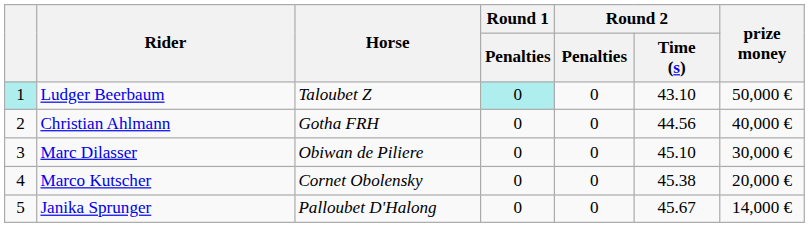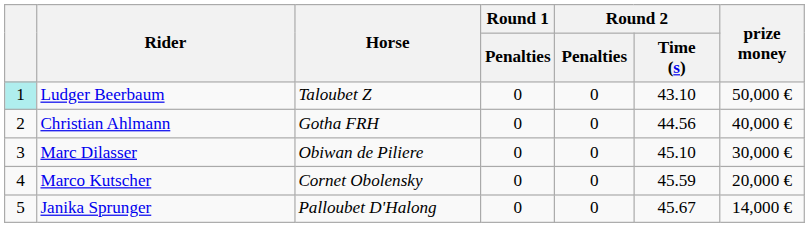(518, 95) paleturquoise background -> (518, 95) no background
(677, 180) 45.38 -> (677, 180) 45.59
